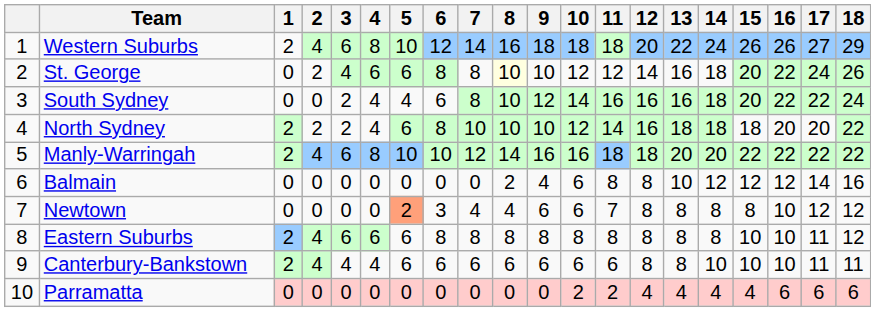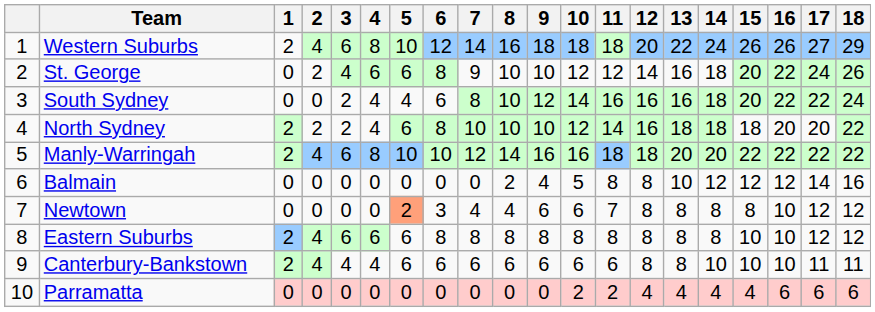(475, 73) 8 -> (475, 73) 9
(509, 73) lightyellow background -> (509, 73) no background
(578, 182) 6 -> (578, 182) 5
(819, 237) 11 -> (819, 237) 12
